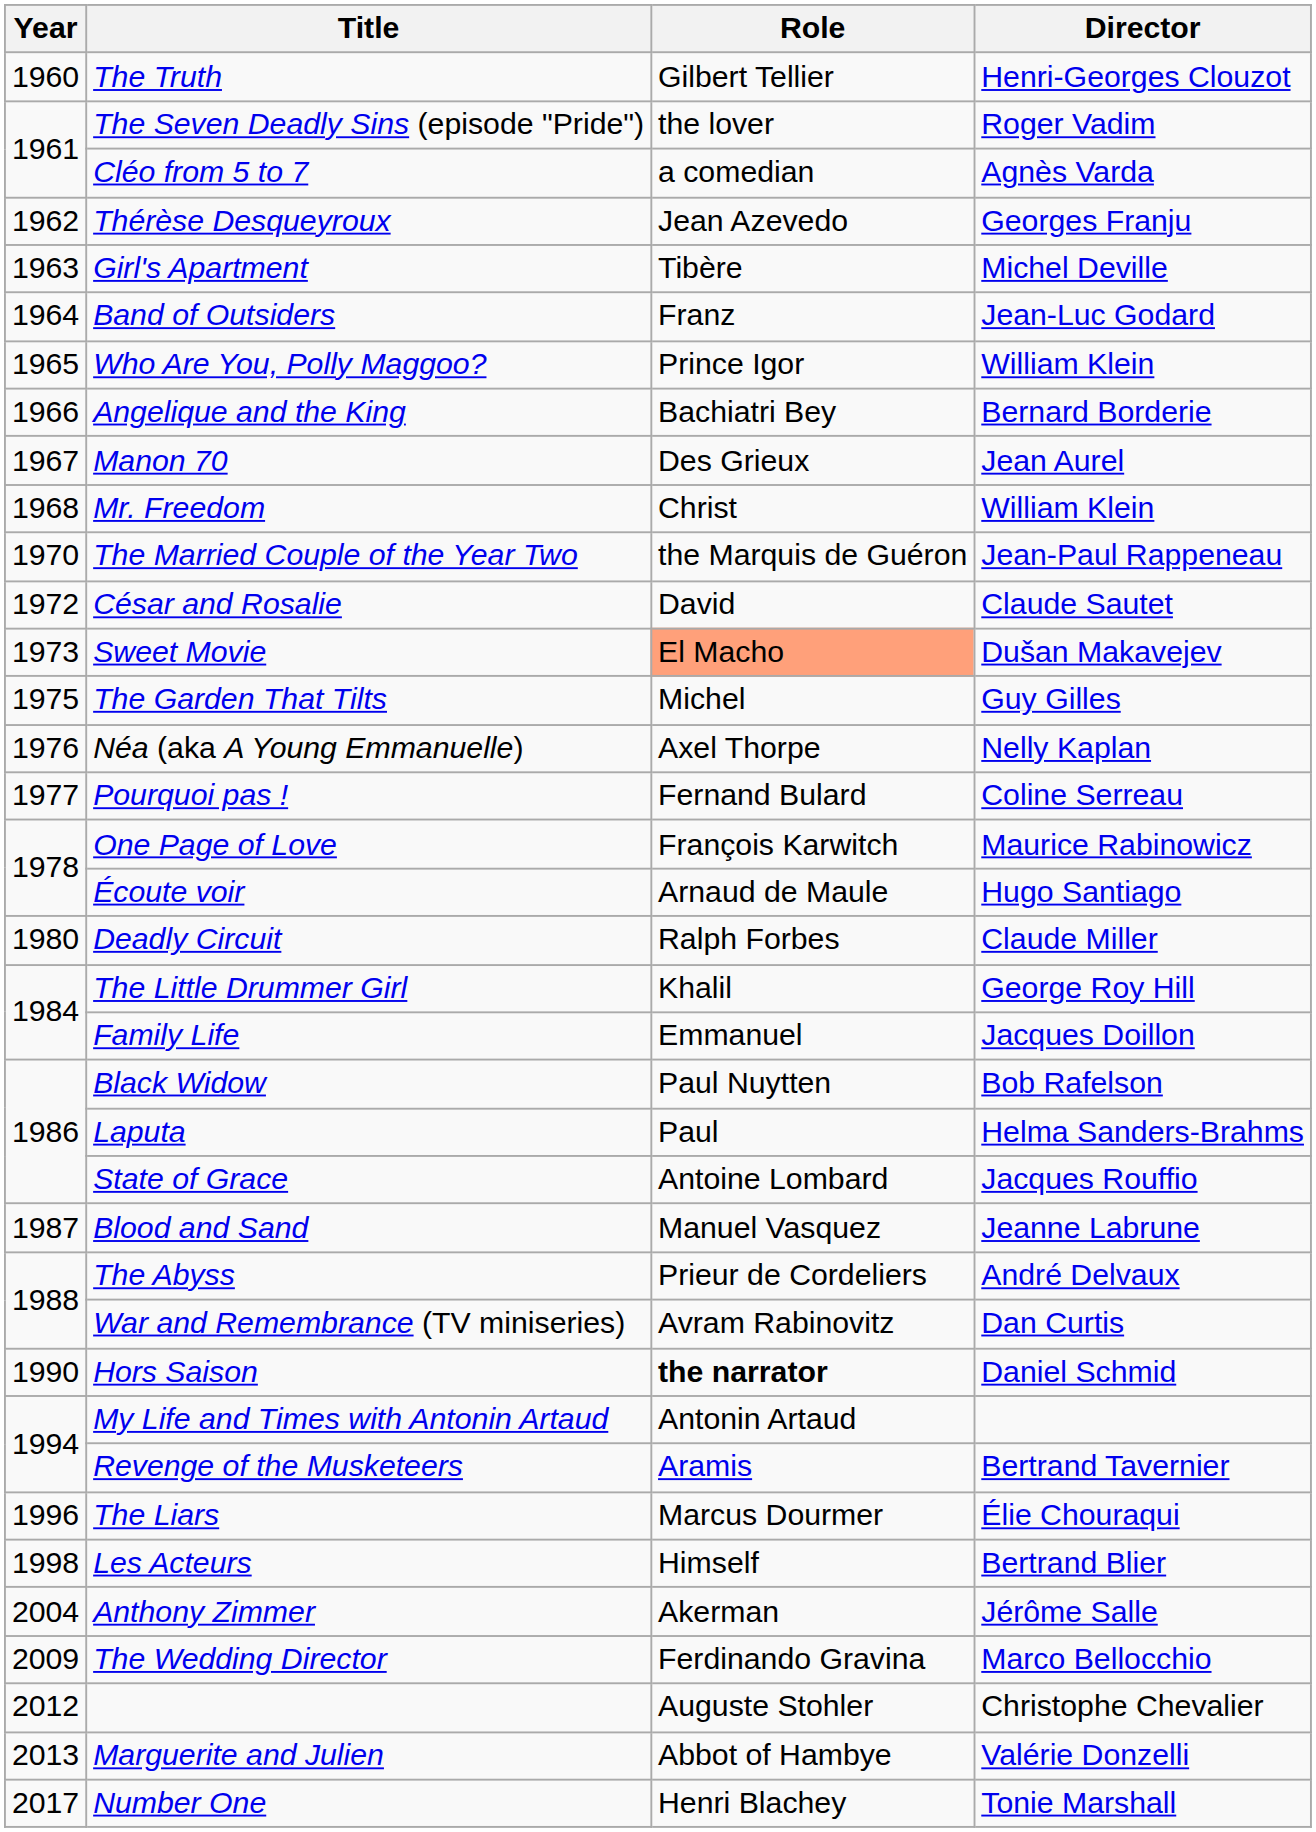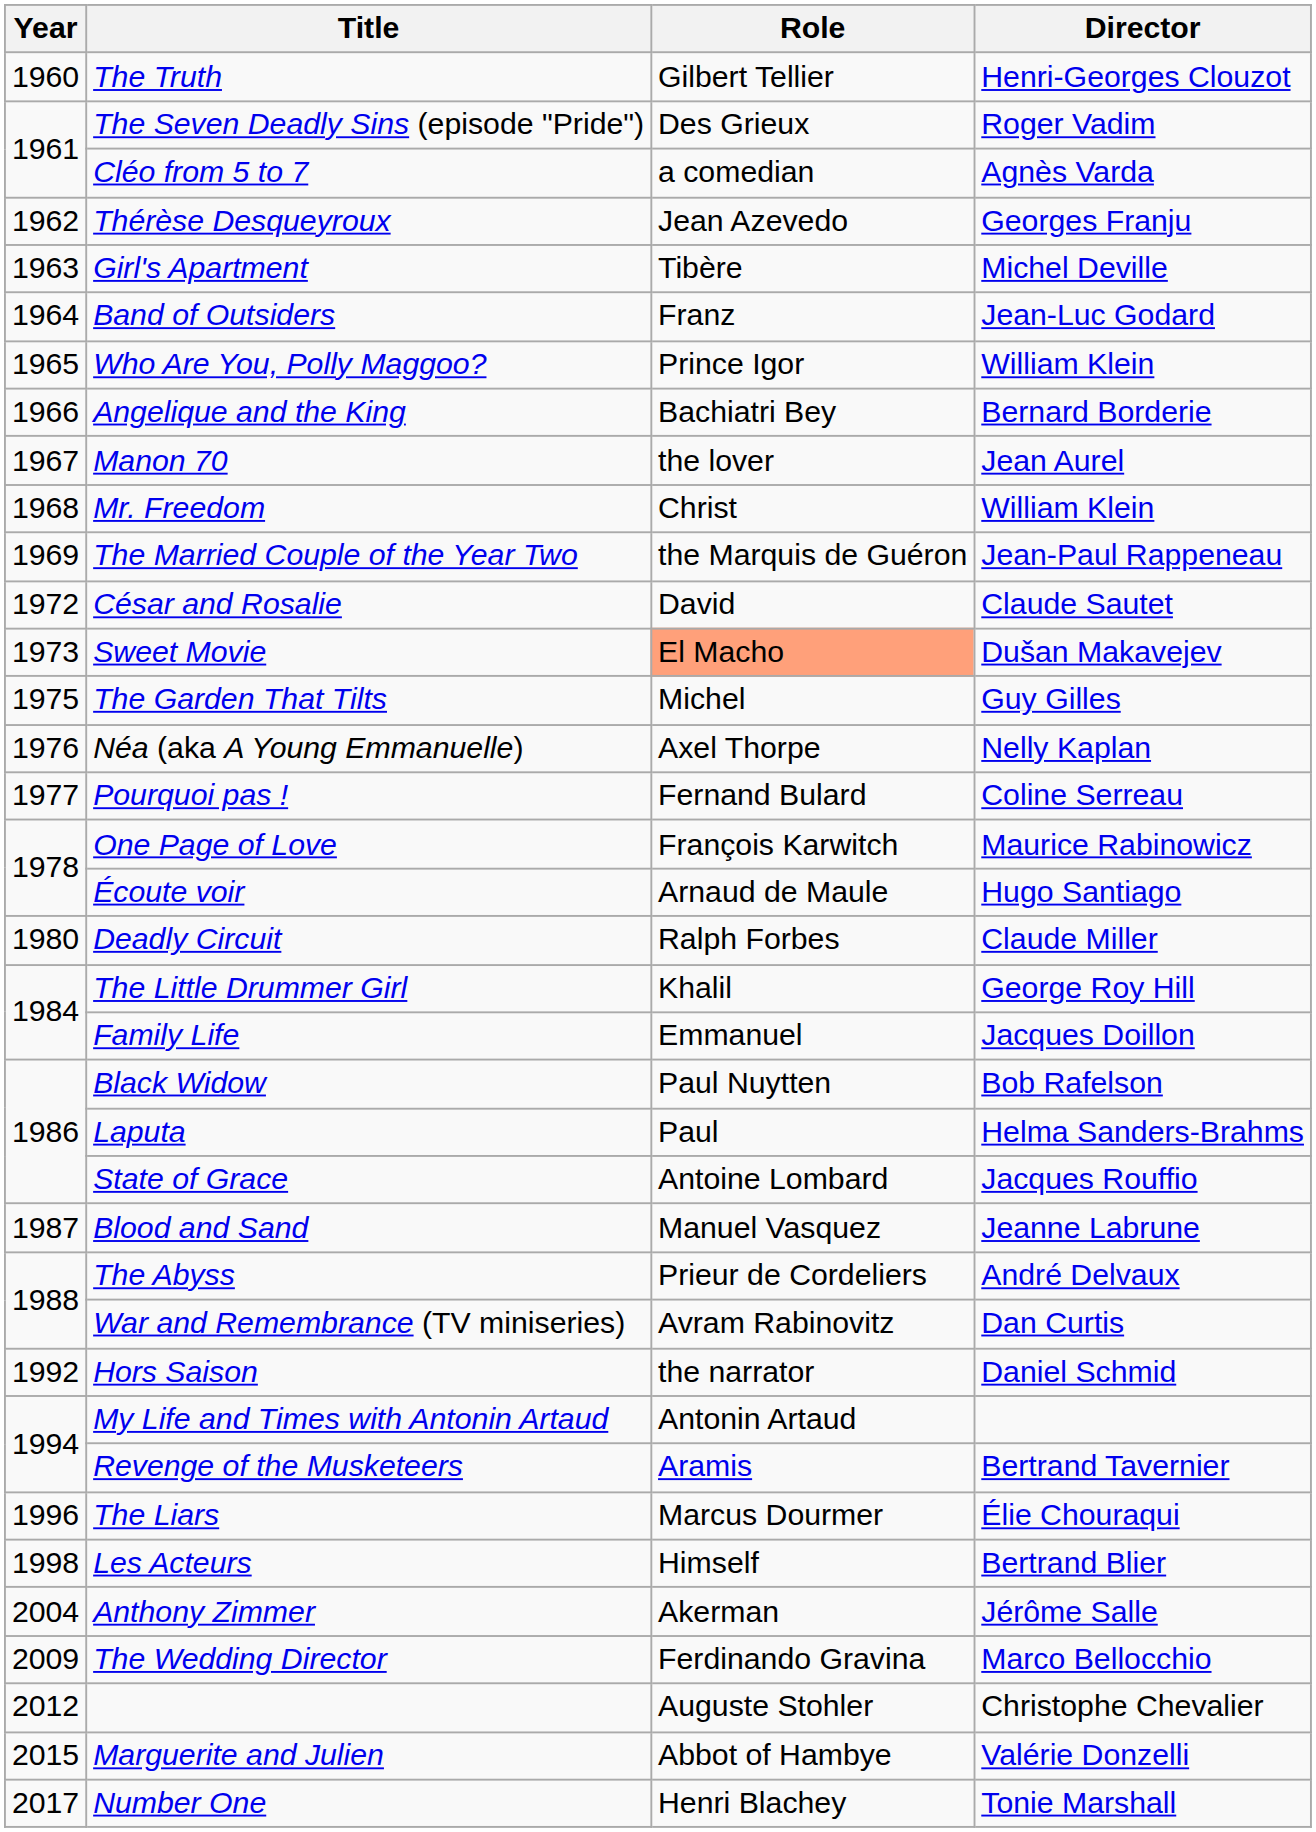(716, 124) the lover -> (734, 124) Des Grieux
(734, 460) Des Grieux -> (716, 460) the lover
(46, 556) 1970 -> (46, 556) 1969
(46, 1371) 1990 -> (46, 1371) 1992
(743, 1371) bold -> (736, 1371) normal
(46, 1754) 2013 -> (46, 1754) 2015
